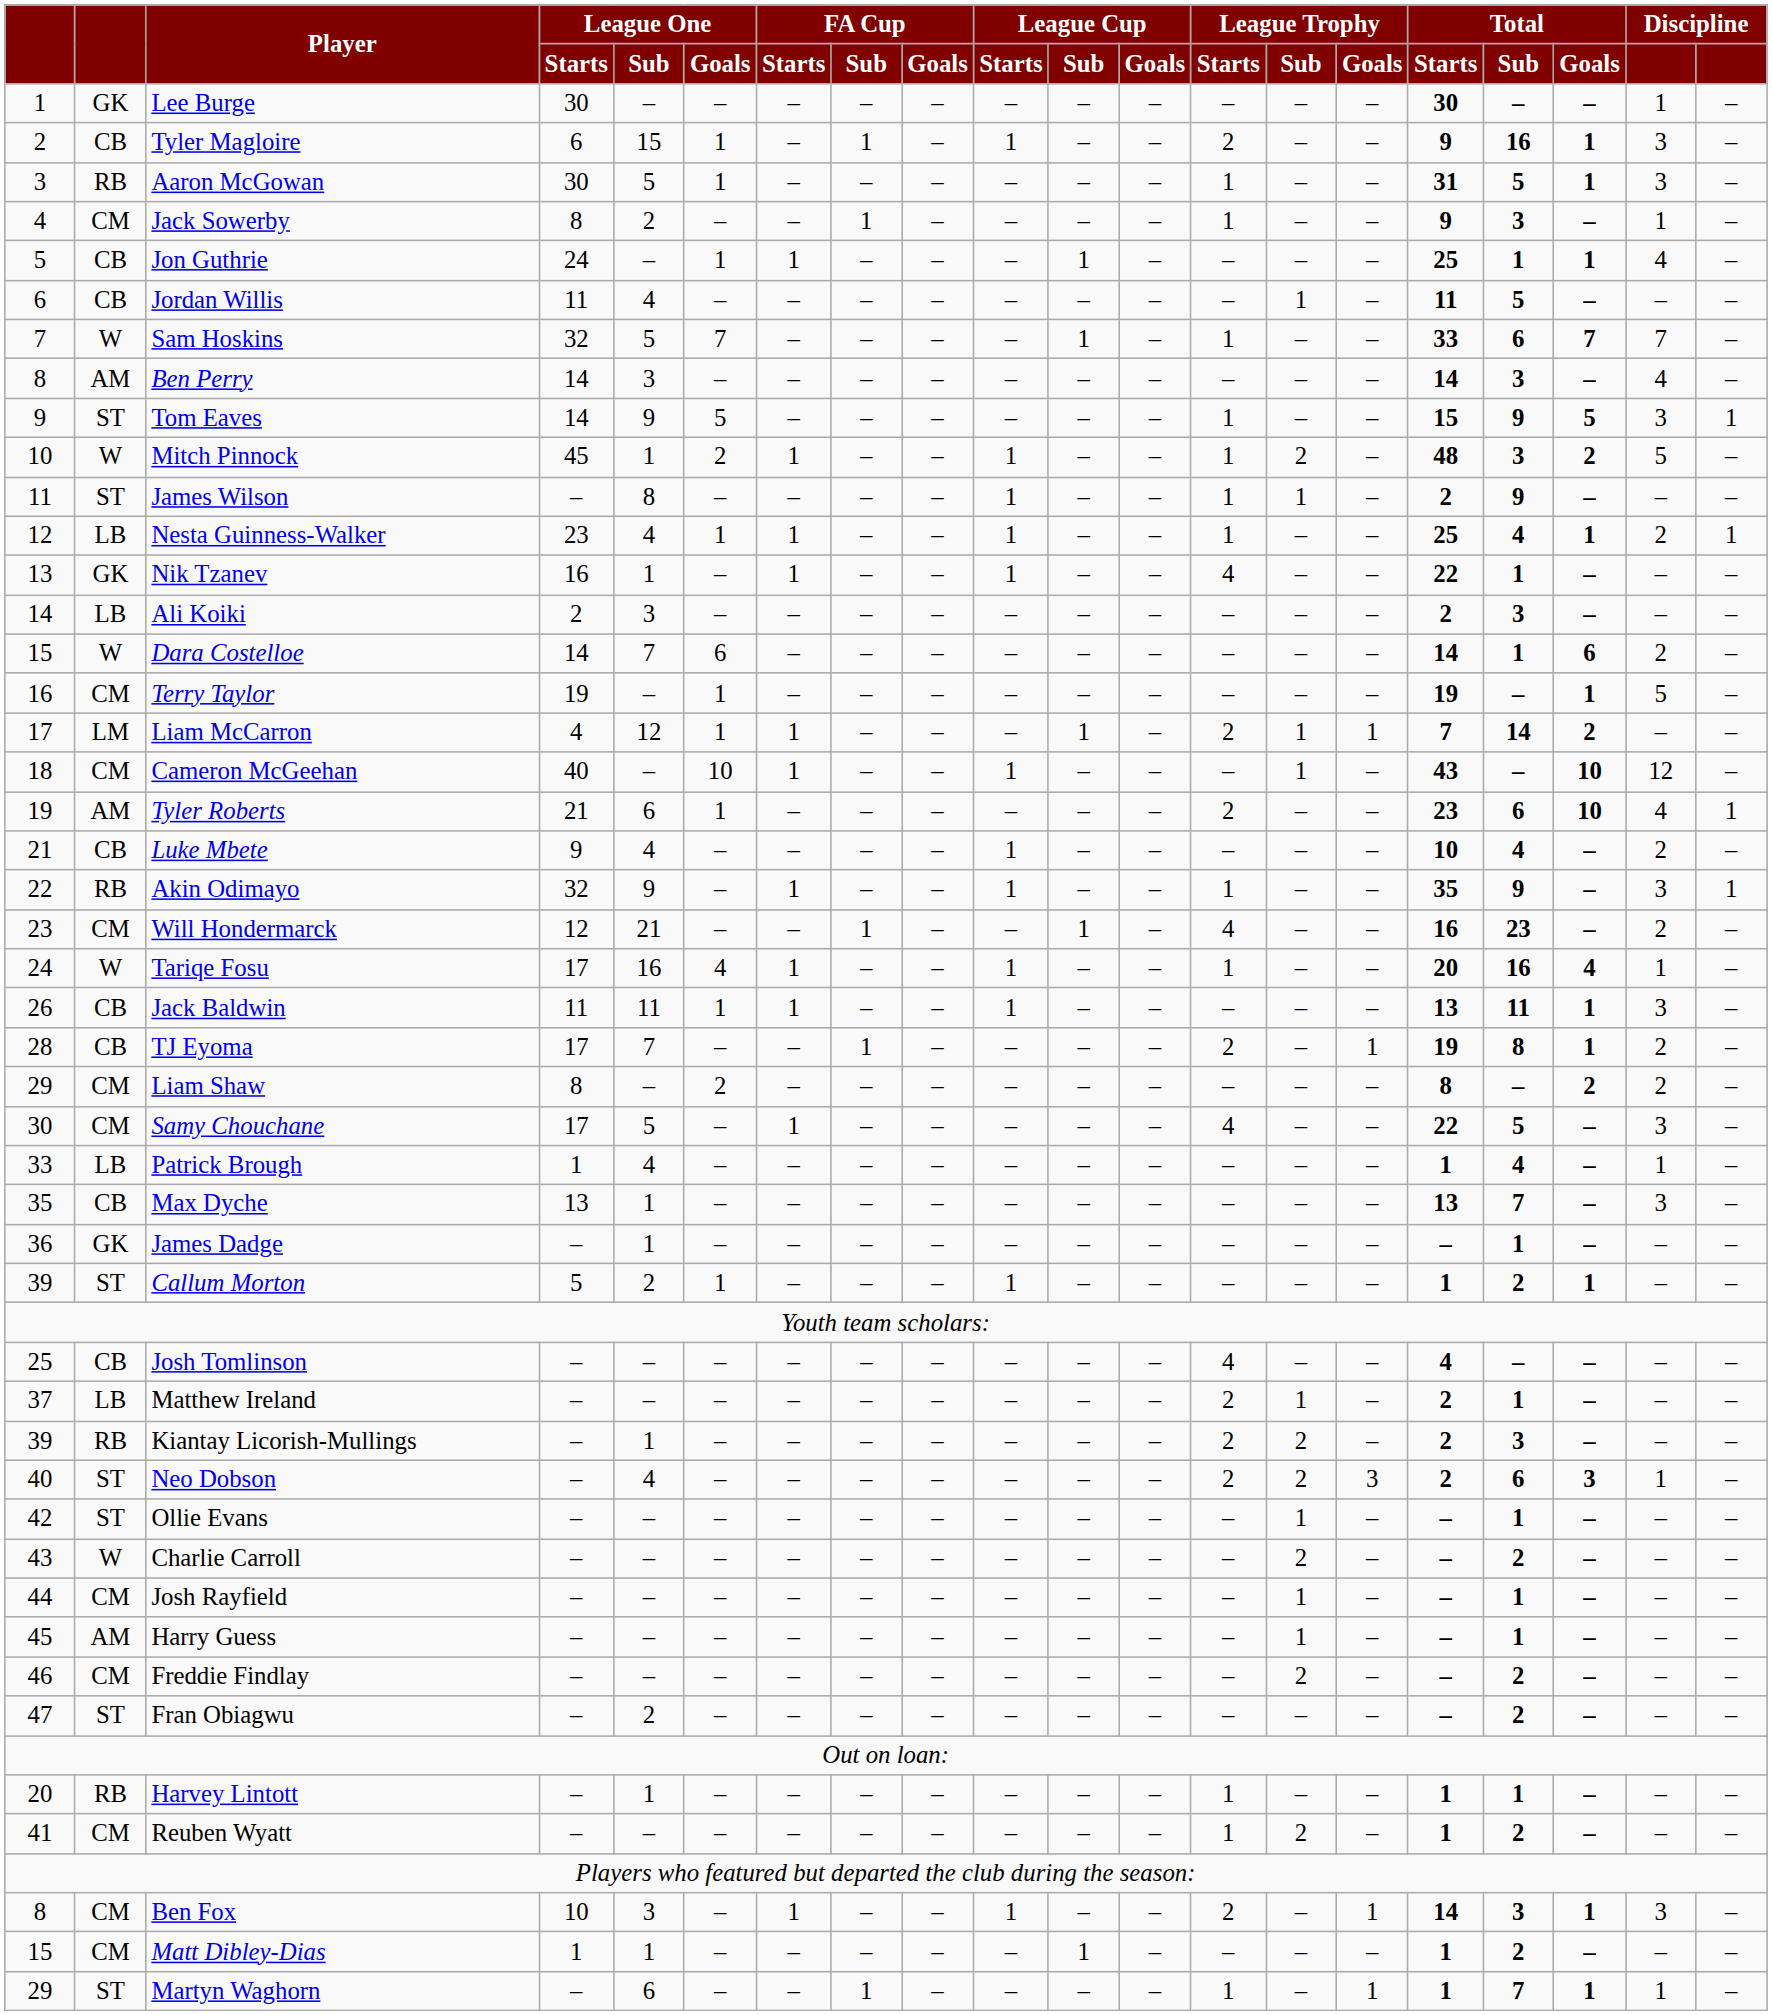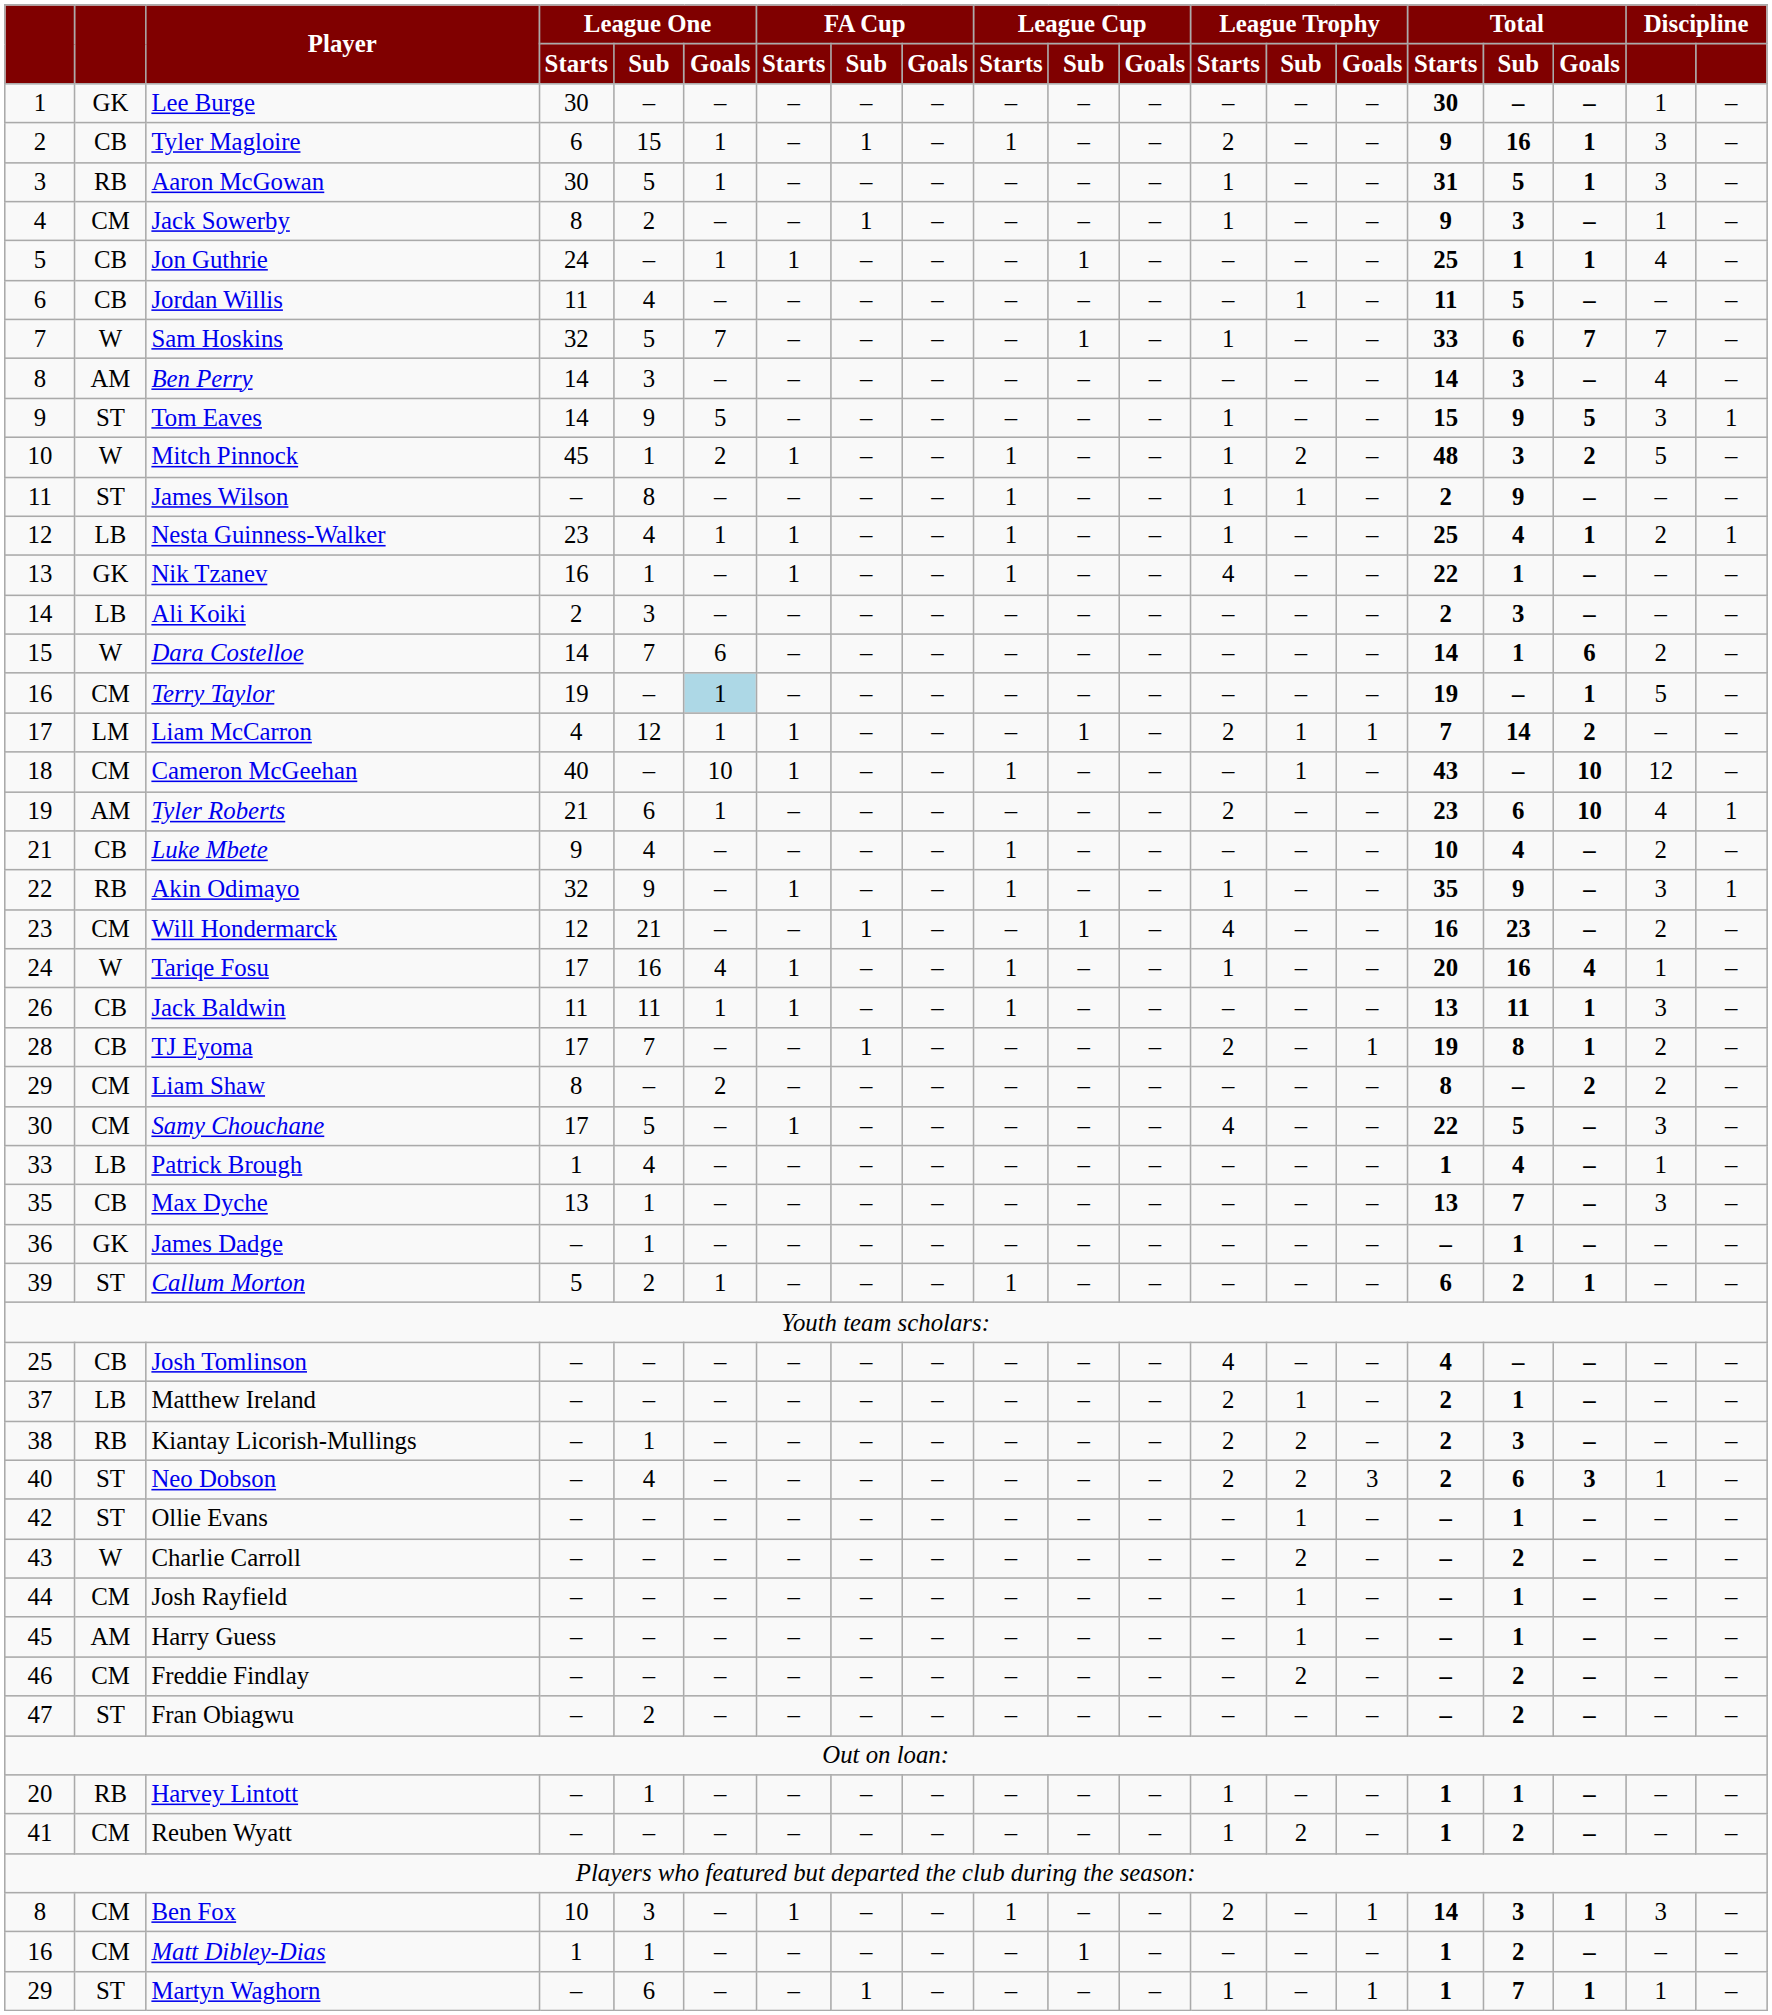(720, 692) no background -> (720, 692) lightblue background
(1446, 1282) 1 -> (1446, 1282) 6
(40, 1440) 39 -> (40, 1440) 38
(40, 1951) 15 -> (40, 1951) 16
